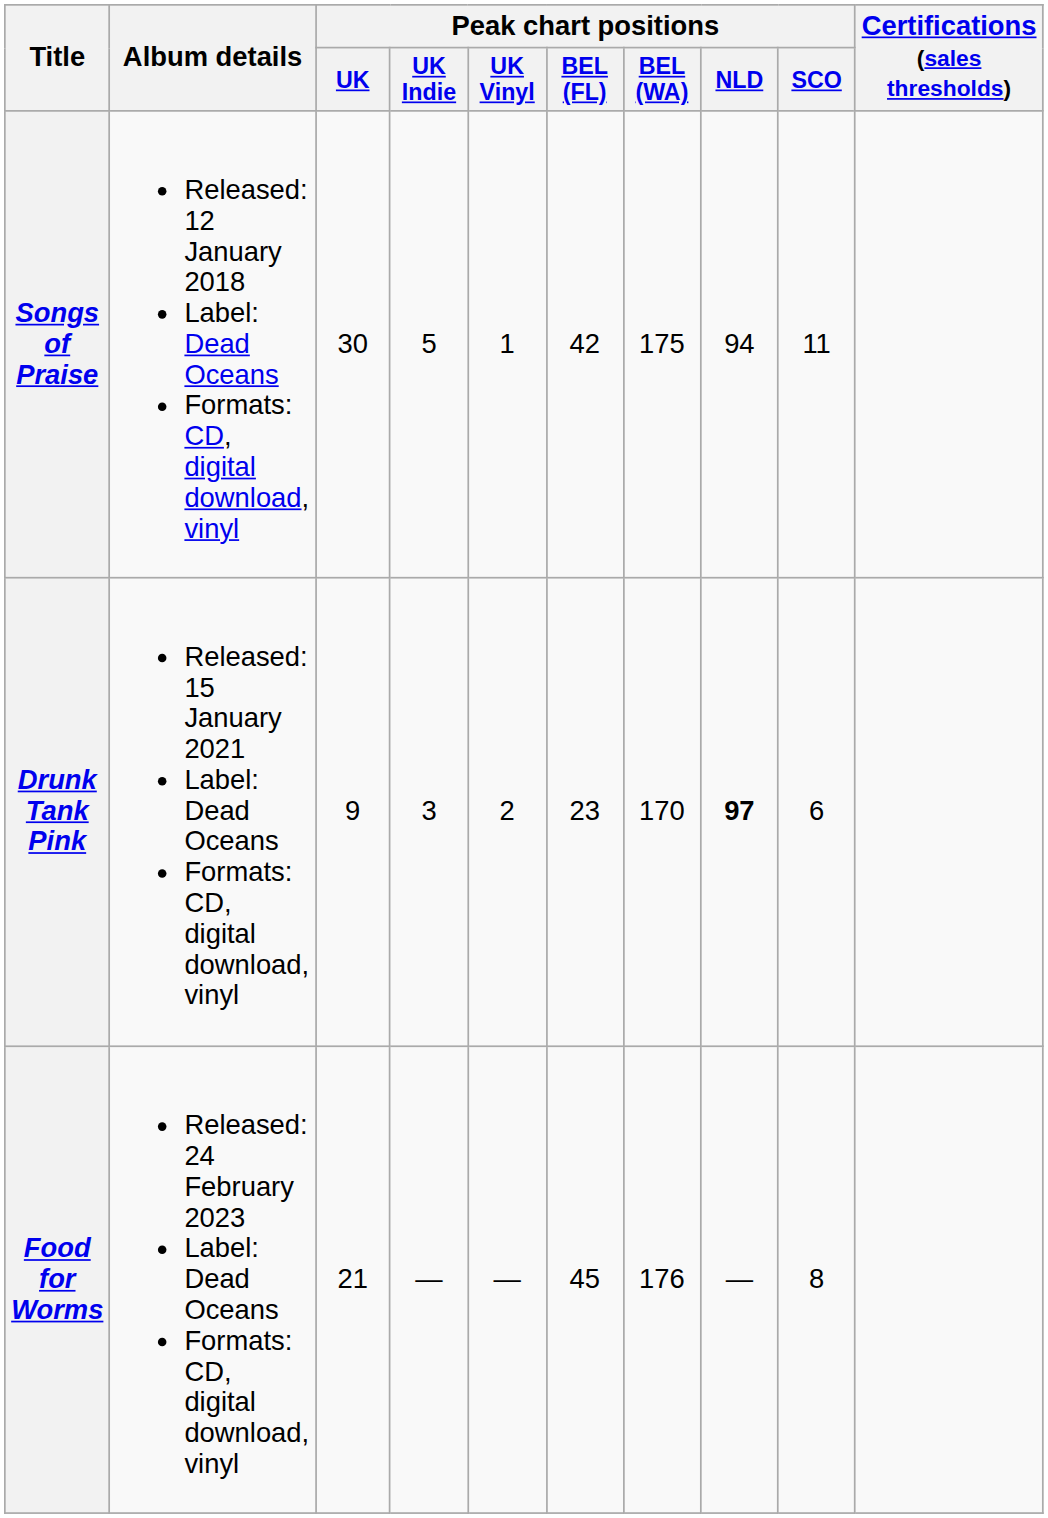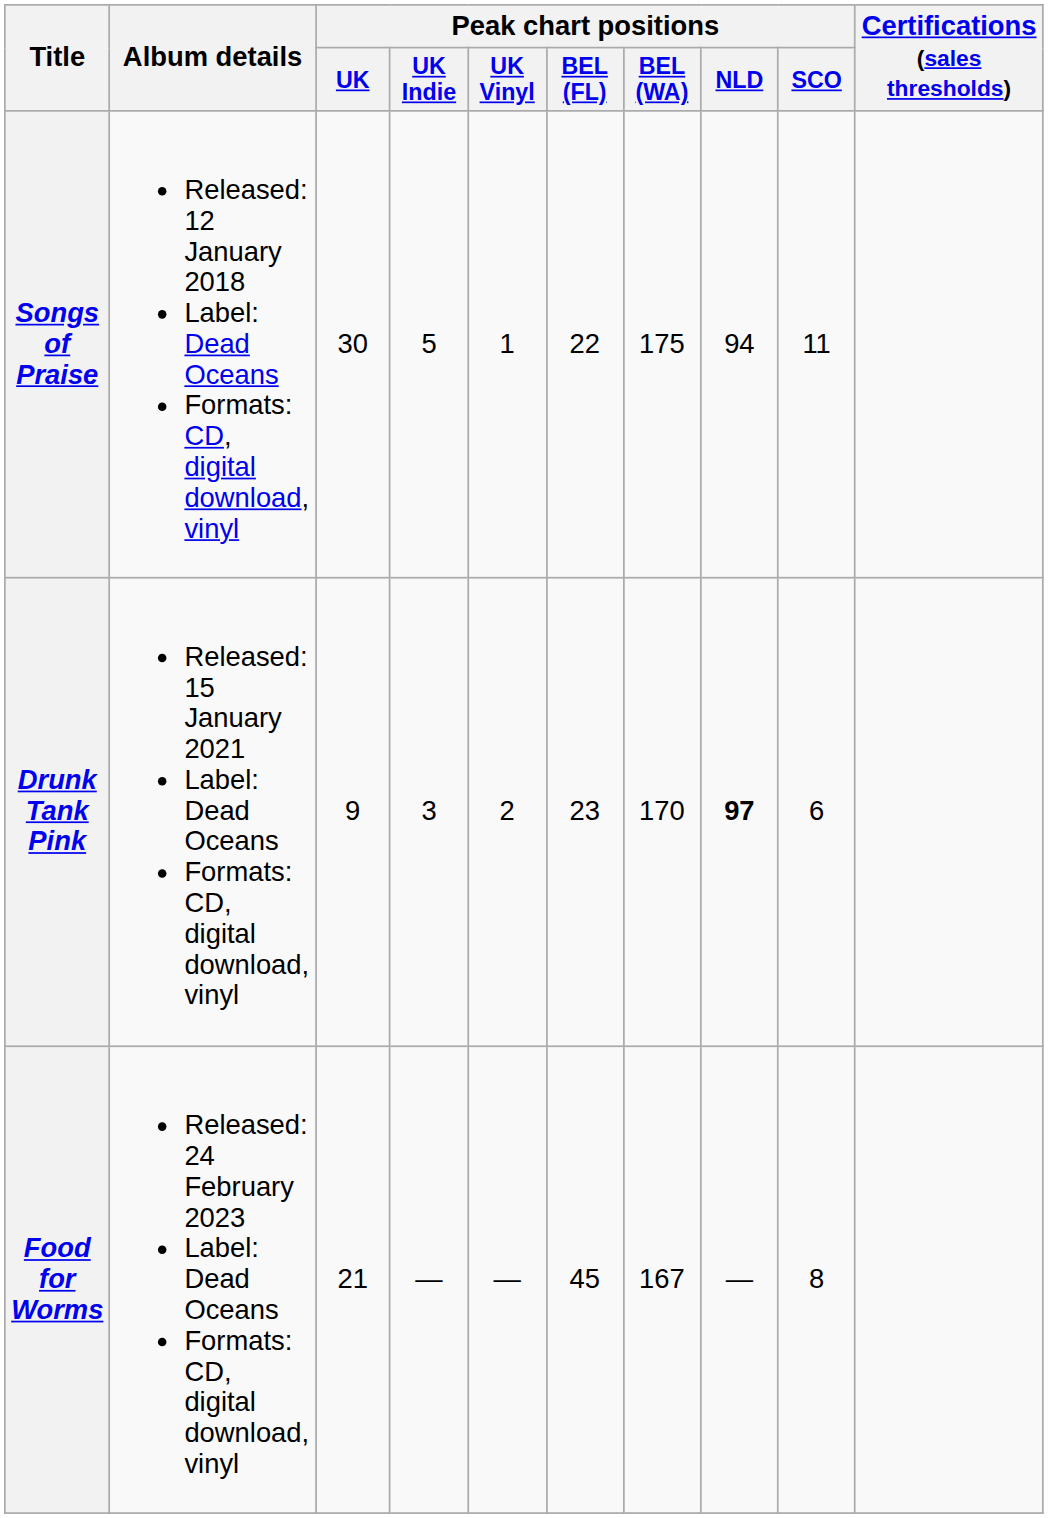(585, 343) 42 -> (585, 343) 22
(662, 1278) 176 -> (662, 1278) 167
